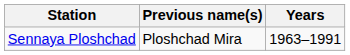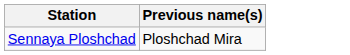- column: (305, 15)
